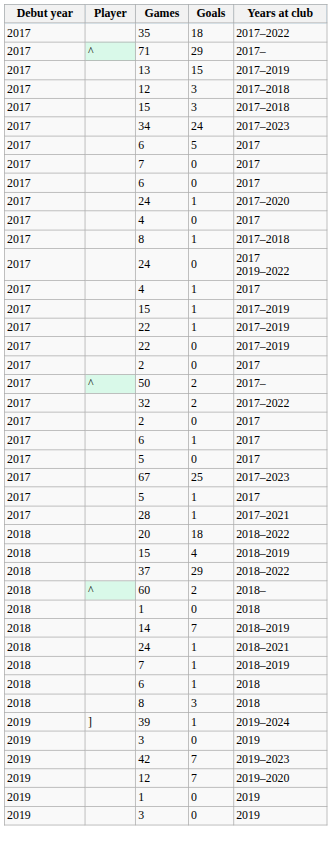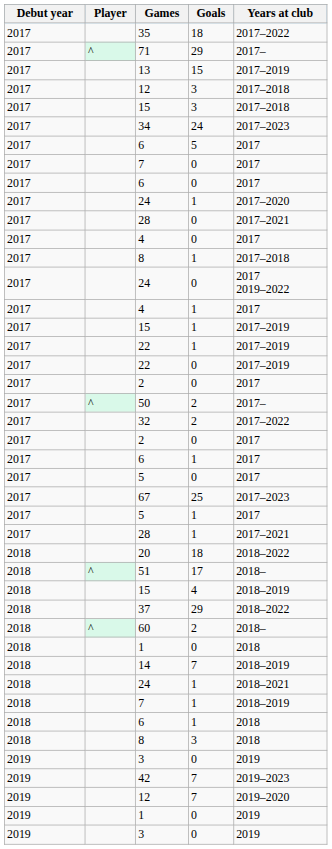+ row: (144, 220)
+ row: (144, 571)
- row: (144, 721)
